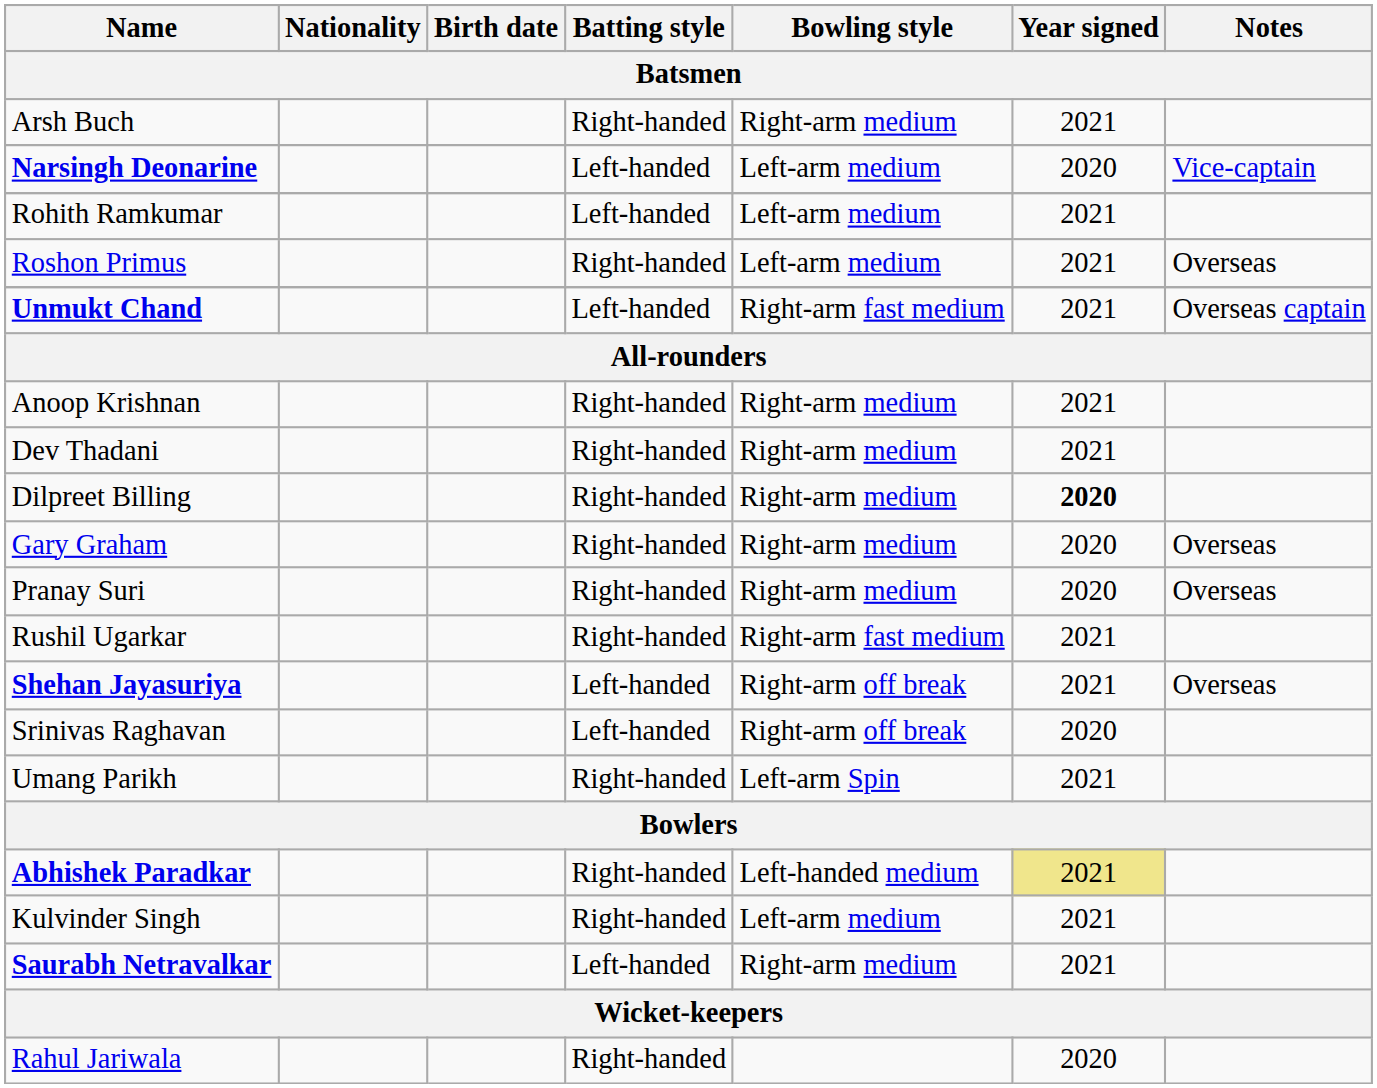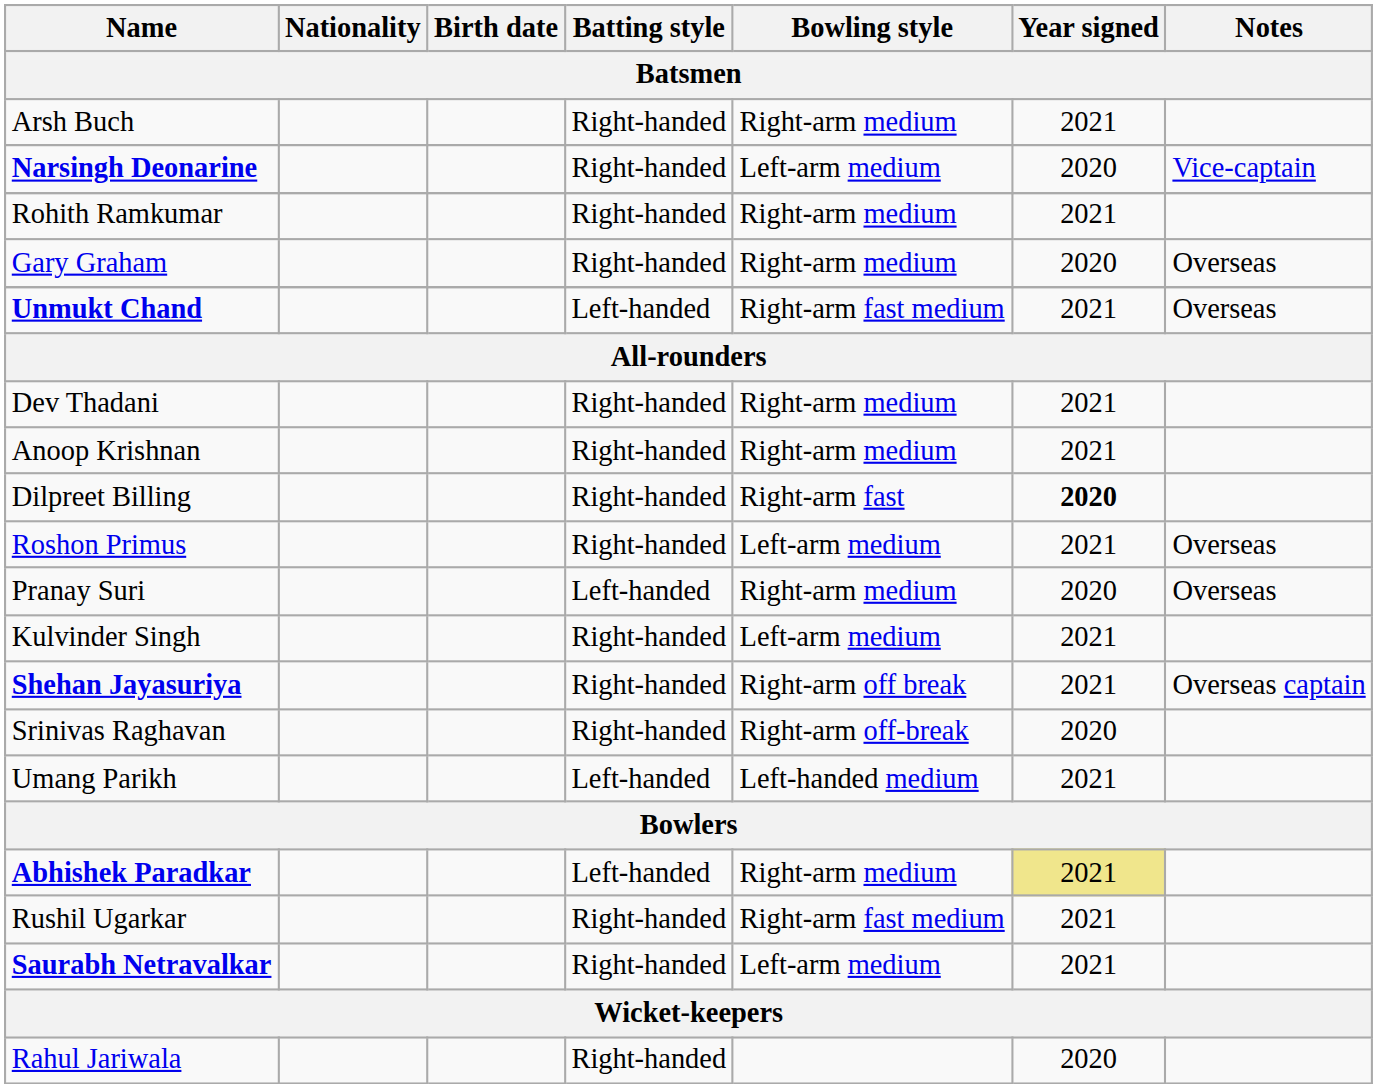(641, 168) Left-handed -> (649, 168) Right-handed
(641, 215) Left-handed -> (649, 215) Right-handed
(840, 215) Left-arm medium -> (848, 215) Right-arm medium
rows swapped: (99, 262) <-> (89, 543)
(1269, 308) Overseas captain -> (1224, 308) Overseas
rows swapped: (106, 402) <-> (85, 449)
(848, 496) Right-arm medium -> (822, 496) Right-arm fast
(649, 590) Right-handed -> (641, 590) Left-handed
rows swapped: (99, 637) <-> (106, 918)
(641, 684) Left-handed -> (649, 684) Right-handed
(1224, 684) Overseas -> (1269, 684) Overseas captain
(641, 730) Left-handed -> (649, 730) Right-handed
(853, 730) Right-arm off break -> (854, 730) Right-arm off-break
(649, 777) Right-handed -> (641, 777) Left-handed
(820, 777) Left-arm Spin -> (859, 777) Left-handed medium
(649, 871) Right-handed -> (641, 871) Left-handed
(859, 871) Left-handed medium -> (848, 871) Right-arm medium
(641, 965) Left-handed -> (649, 965) Right-handed
(848, 965) Right-arm medium -> (840, 965) Left-arm medium
